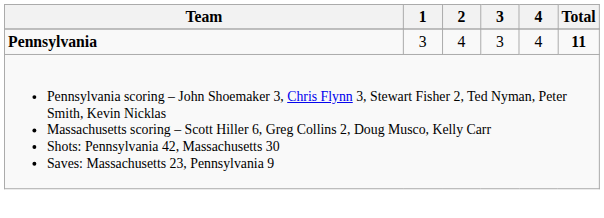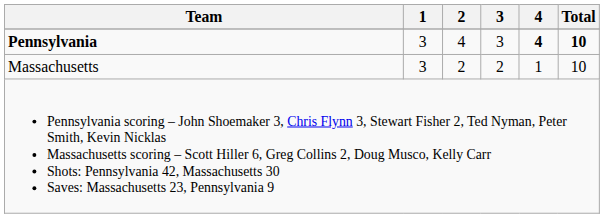(539, 41) normal -> (539, 41) bold
(579, 41) 11 -> (579, 41) 10
+ row: (53, 66)
